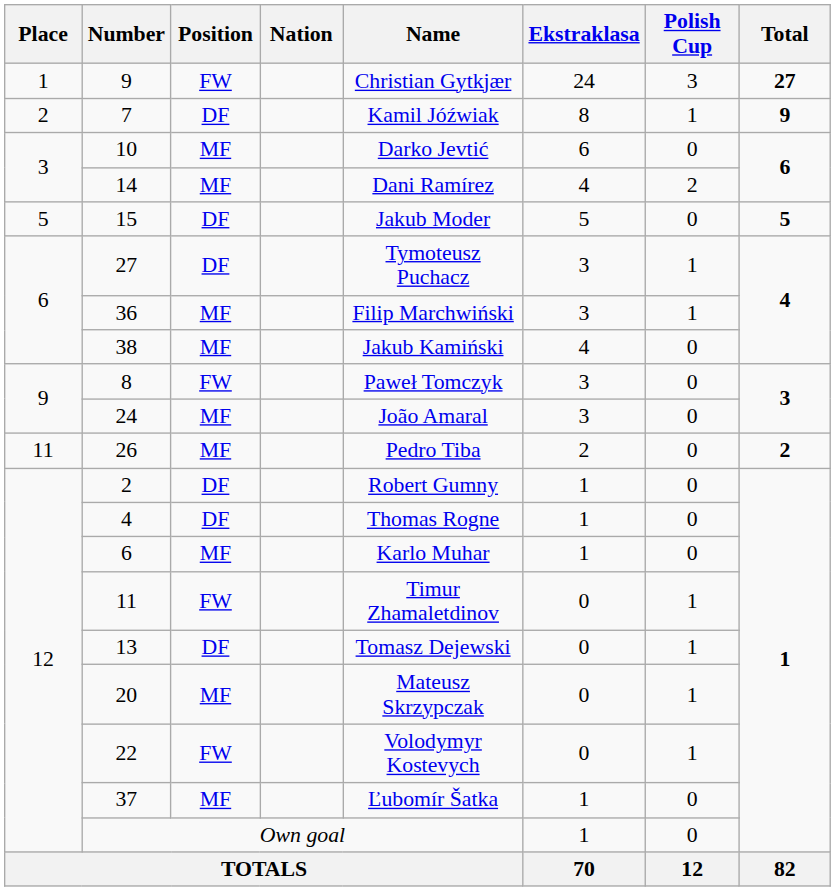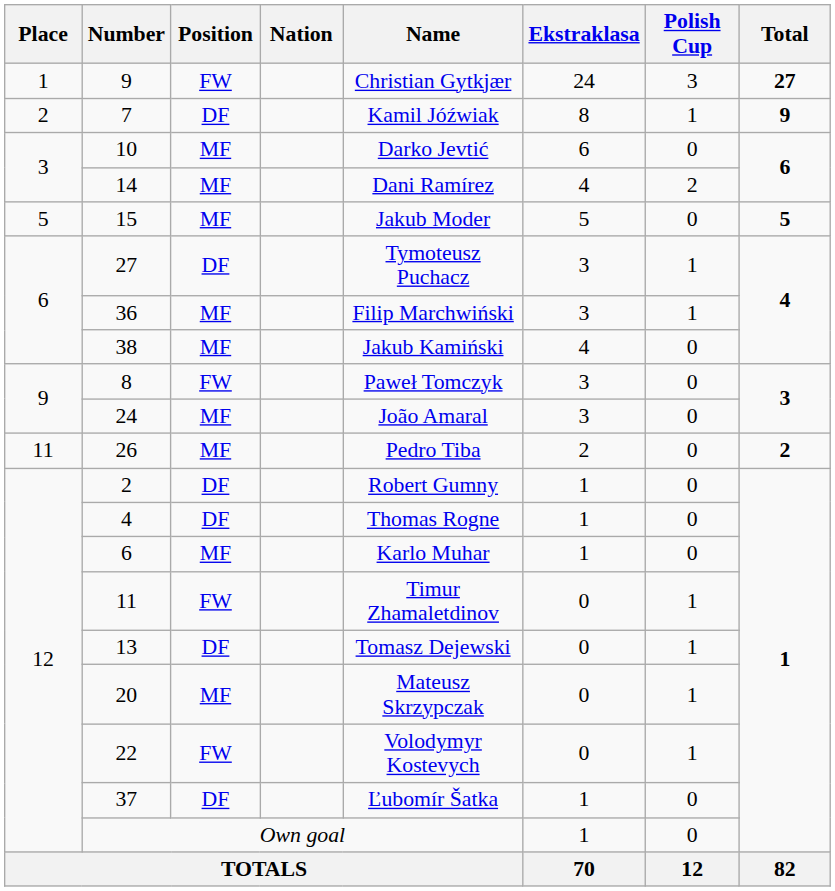(215, 218) DF -> (215, 218) MF
(215, 799) MF -> (215, 799) DF
